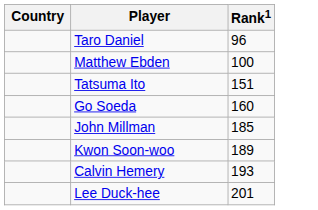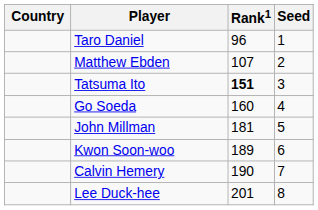+ column: (294, 17)
(242, 62) 100 -> (242, 62) 107
(242, 84) normal -> (242, 84) bold
(242, 128) 185 -> (242, 128) 181
(242, 171) 193 -> (242, 171) 190
